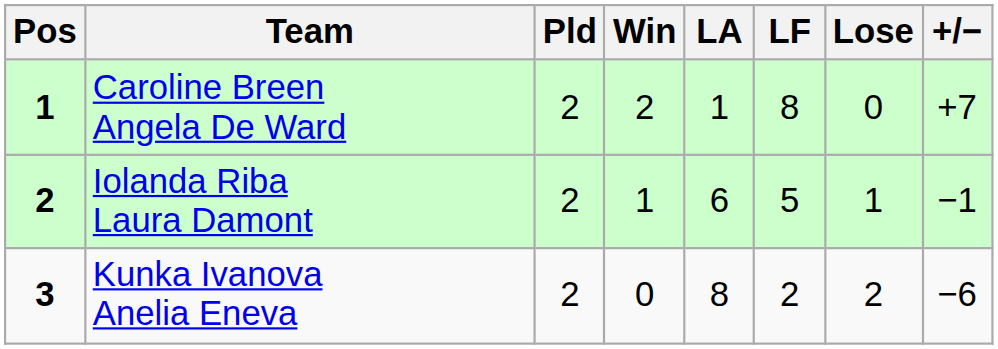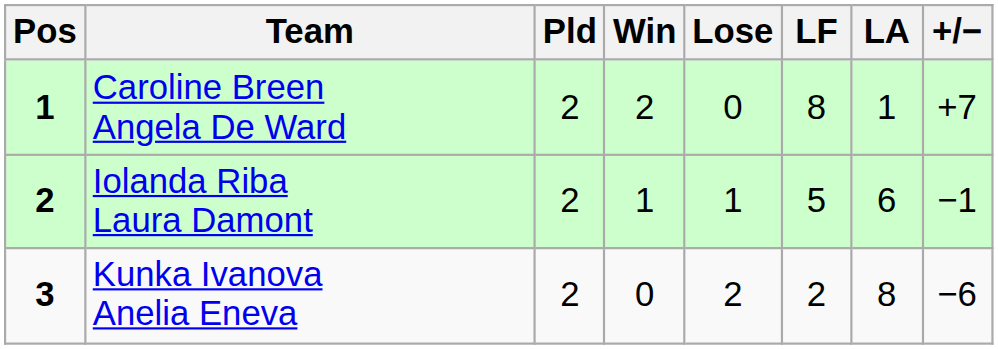columns swapped: (873, 32) <-> (719, 32)
